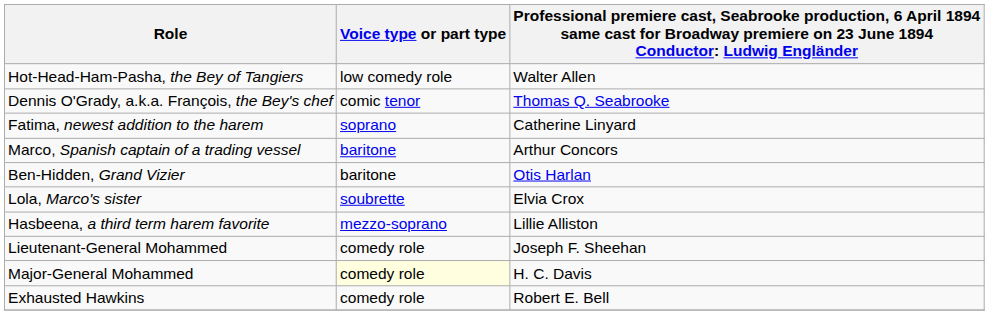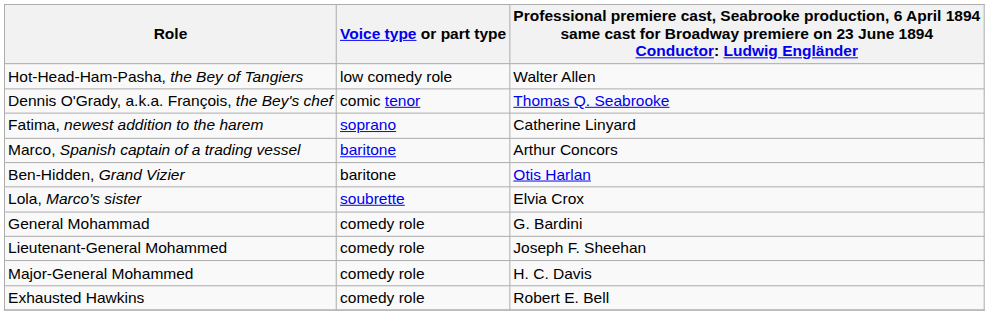- row: (139, 224)
+ row: (79, 224)
(382, 273) lightyellow background -> (382, 273) no background
